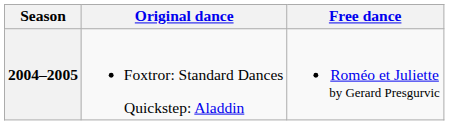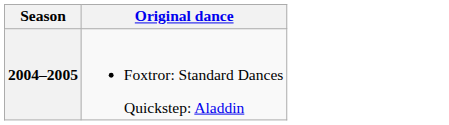- column: (365, 16)
